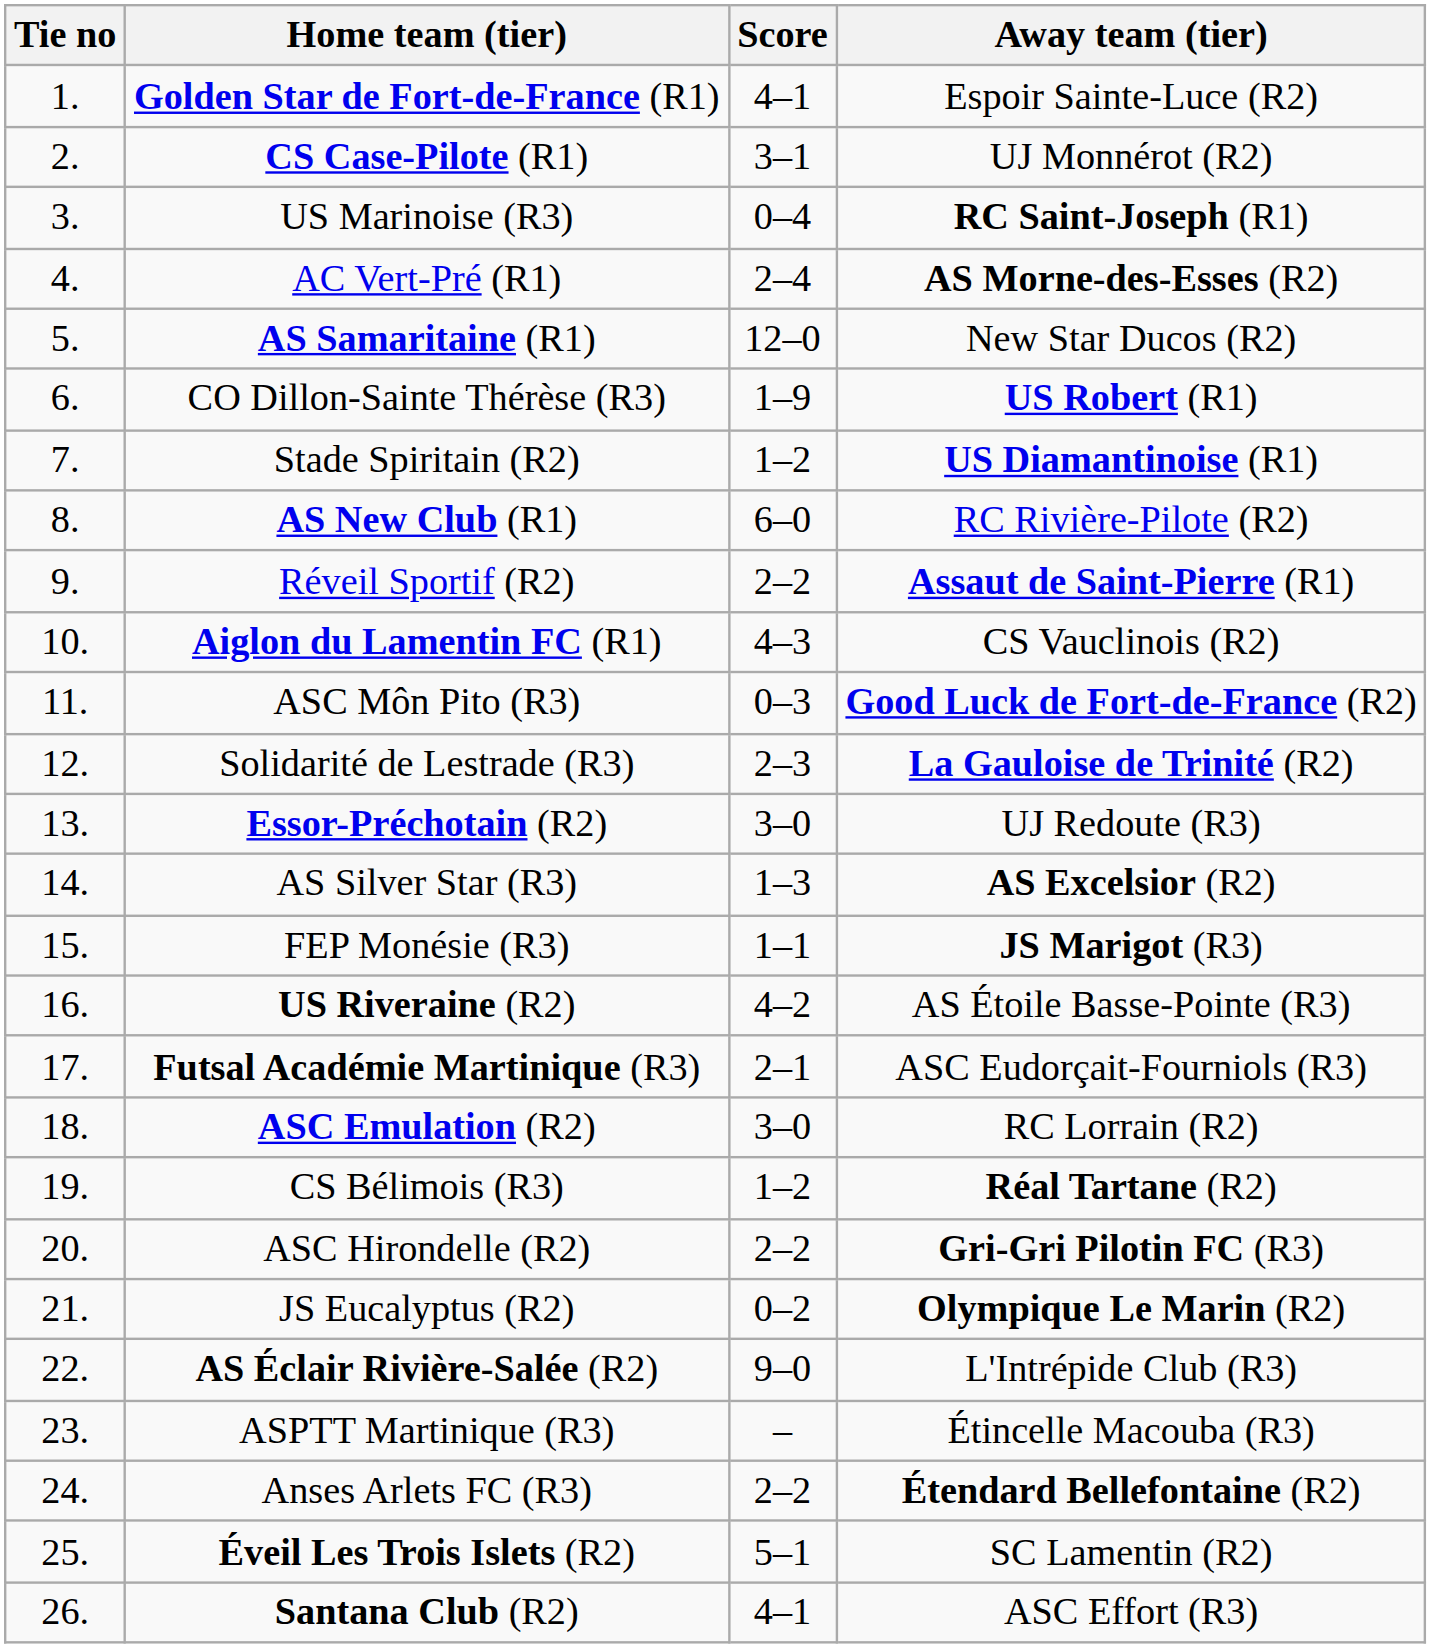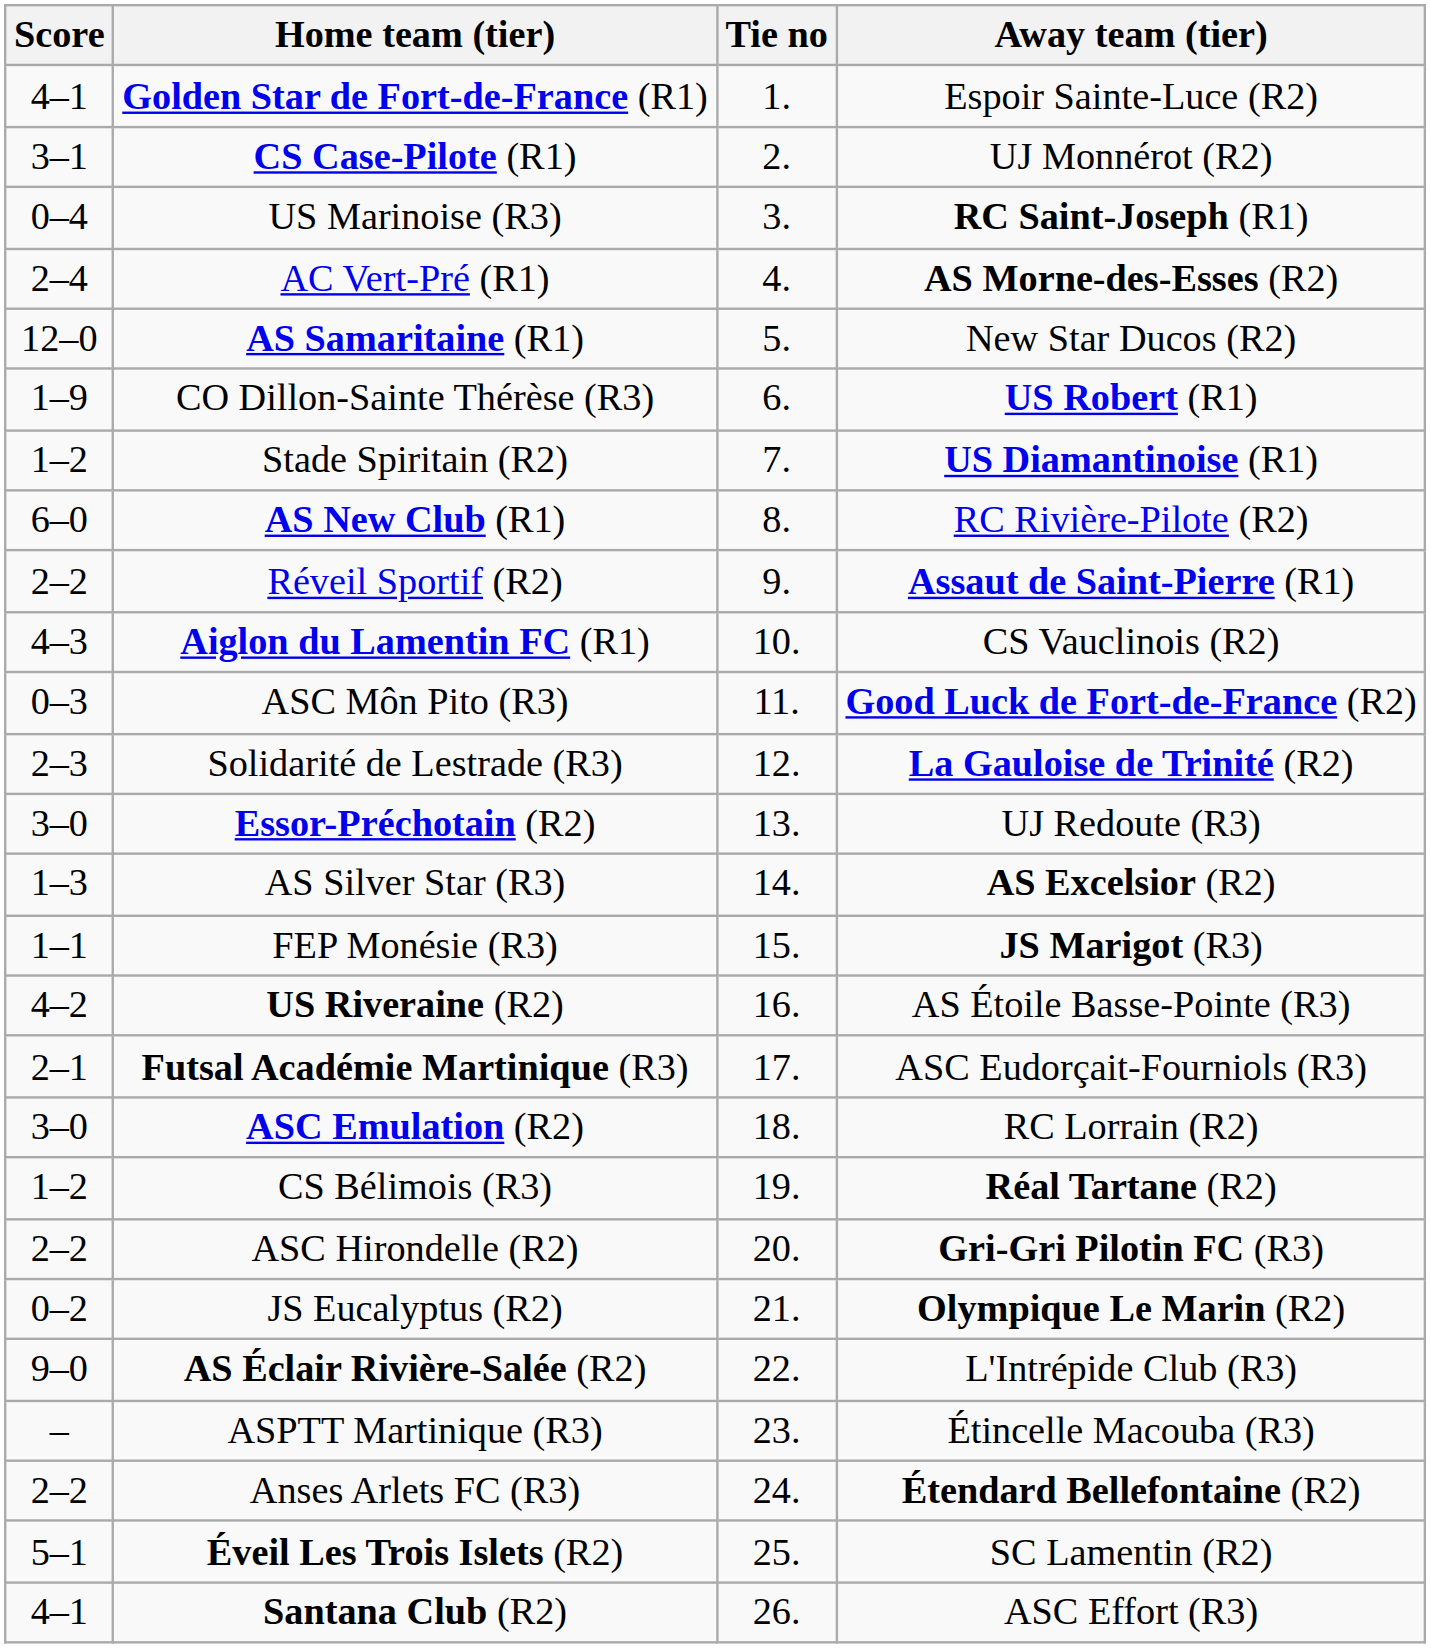columns swapped: (65, 34) <-> (782, 34)
